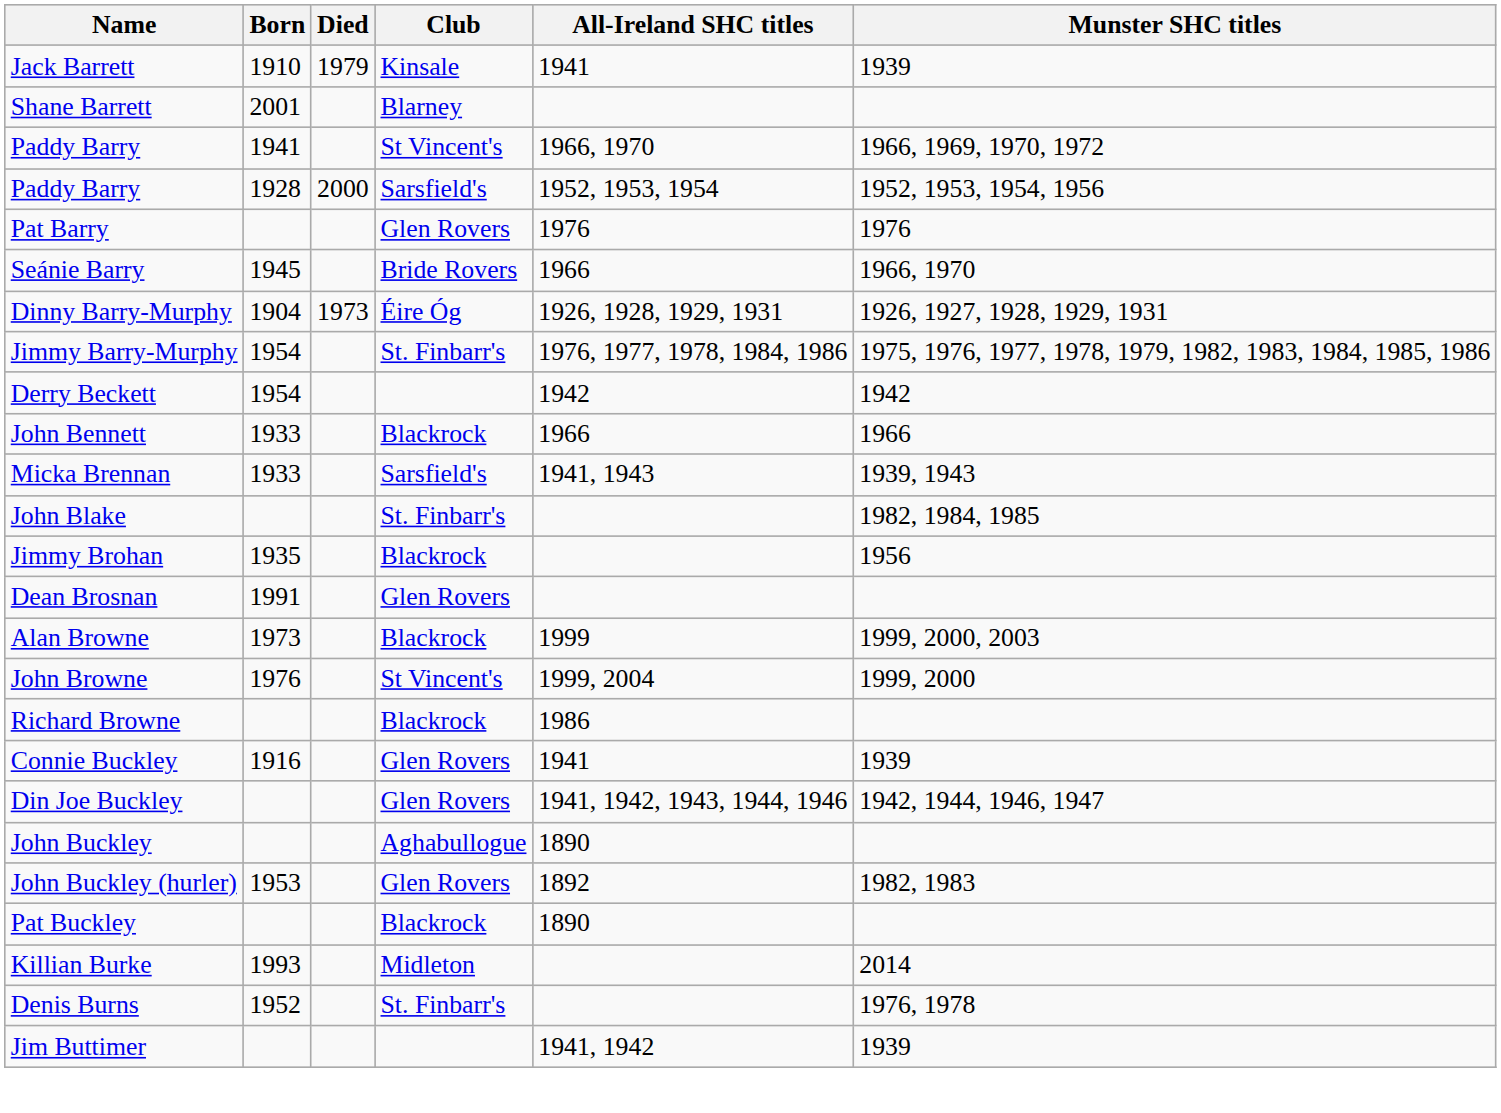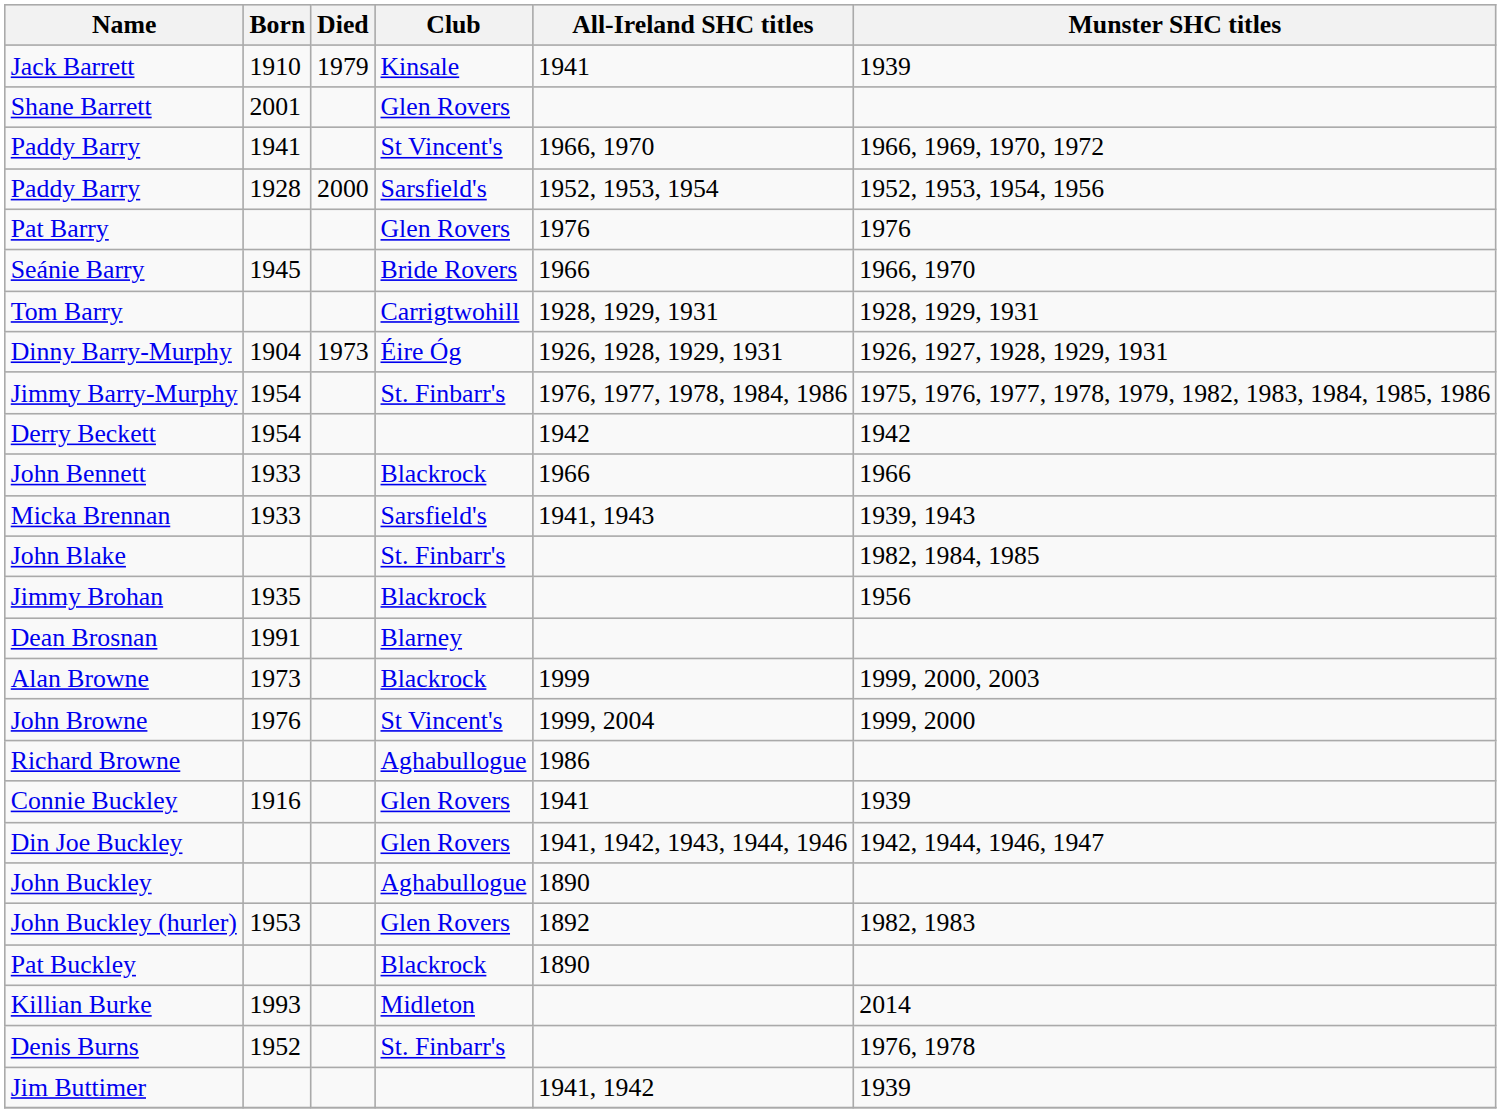(421, 106) Blarney -> (445, 106) Glen Rovers
+ row: (67, 310)
(445, 596) Glen Rovers -> (421, 637) Blarney
(433, 719) Blackrock -> (453, 760) Aghabullogue
